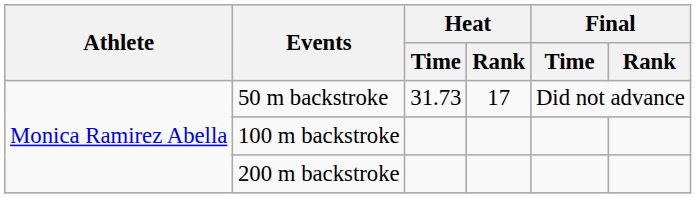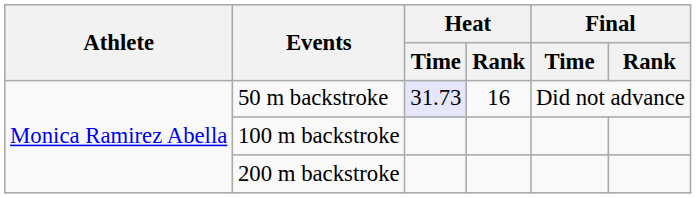(436, 98) no background -> (436, 98) lavender background
(499, 98) 17 -> (499, 98) 16
